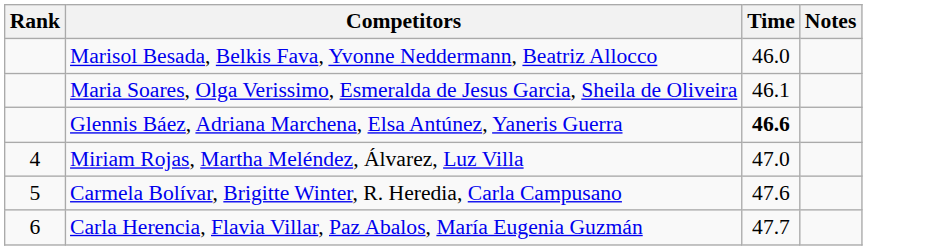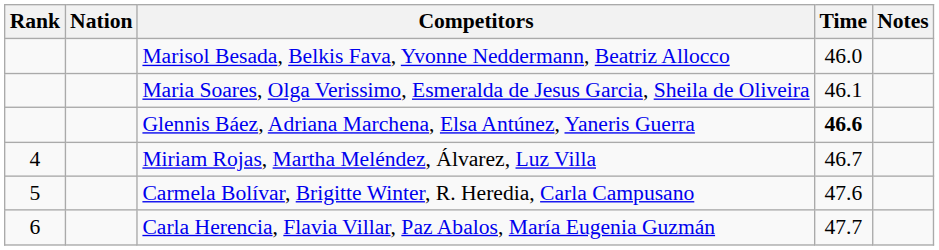+ column: (101, 21)
(771, 158) 47.0 -> (843, 158) 46.7
